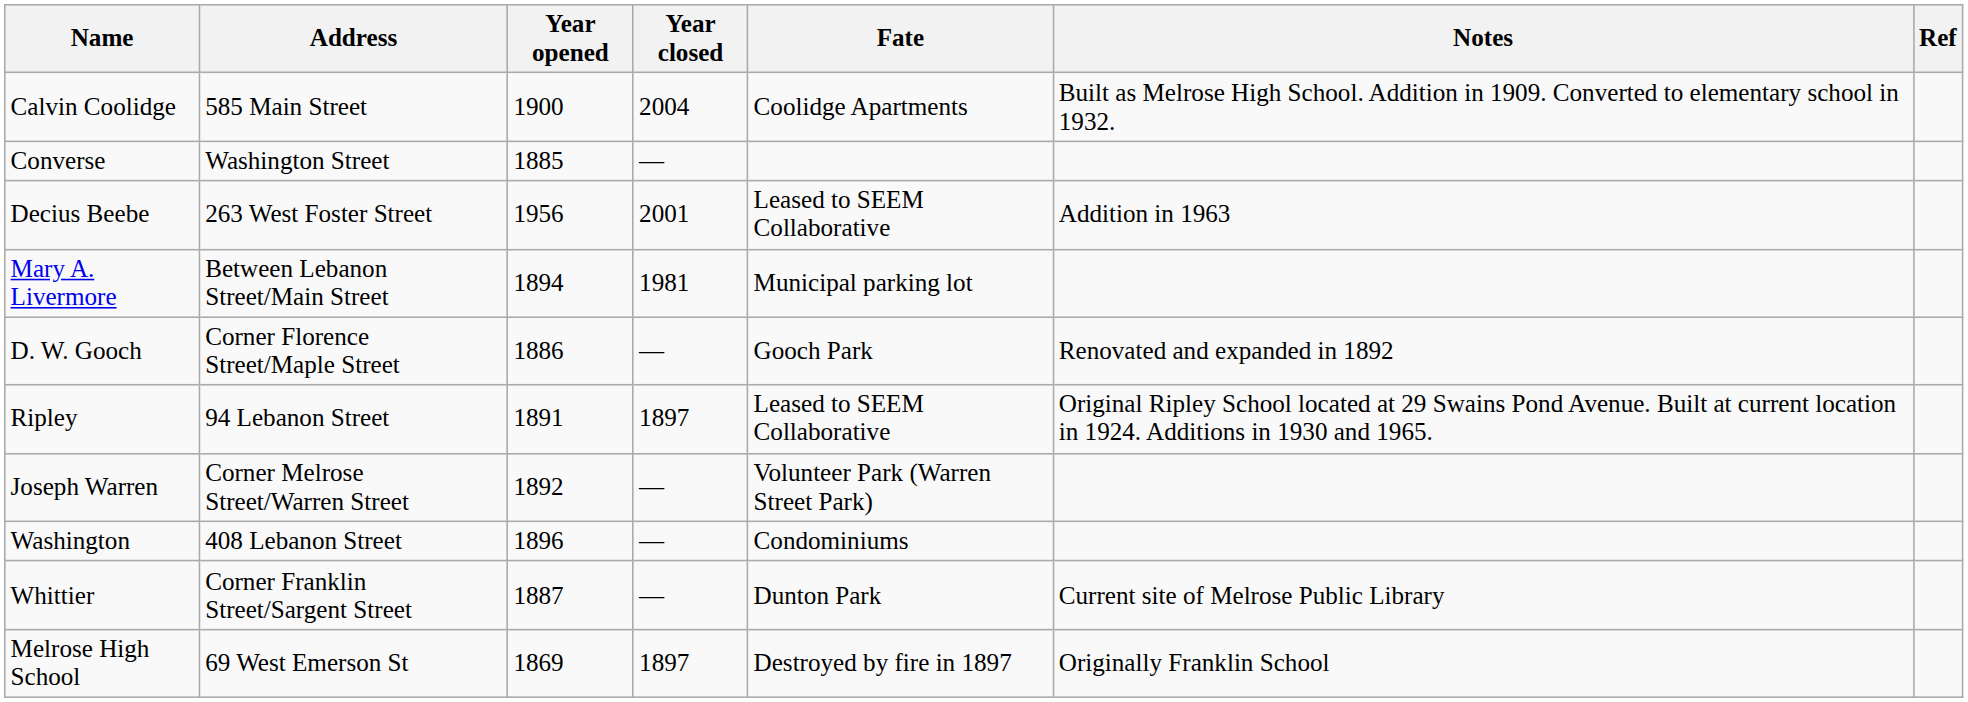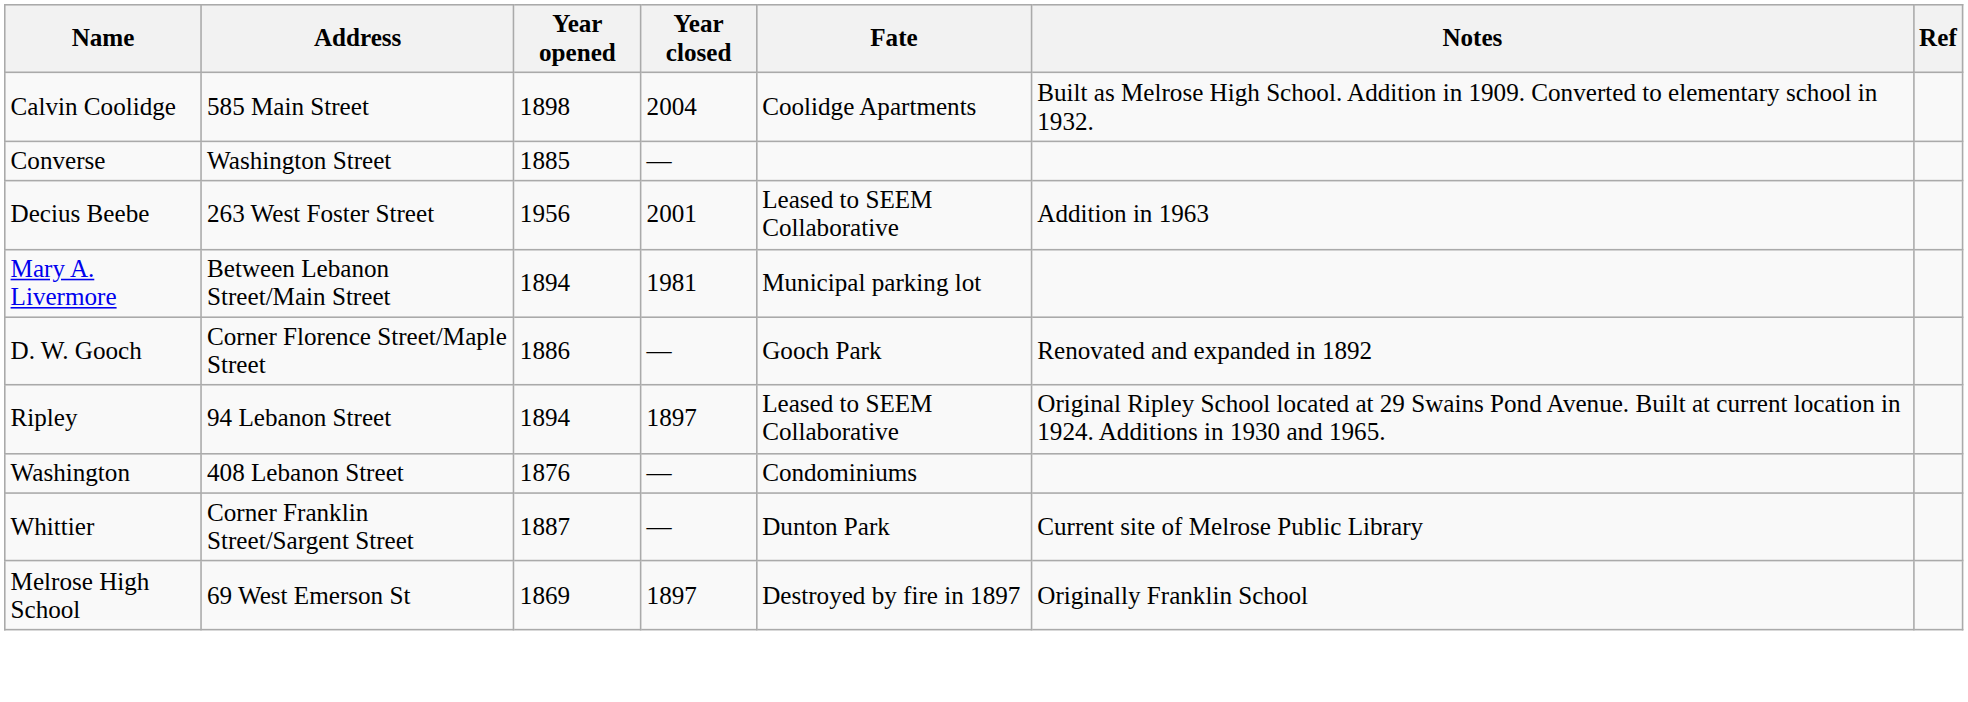(539, 106) 1900 -> (545, 106) 1898
(539, 418) 1891 -> (545, 418) 1894
- row: (84, 486)
(539, 540) 1896 -> (545, 472) 1876
